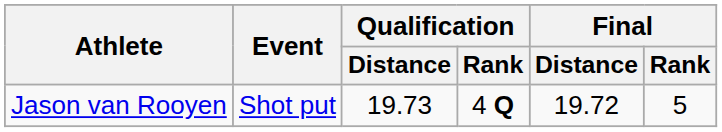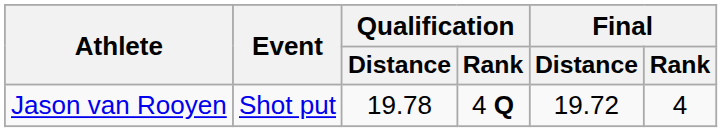(399, 106) 19.73 -> (399, 106) 19.78
(680, 106) 5 -> (680, 106) 4
